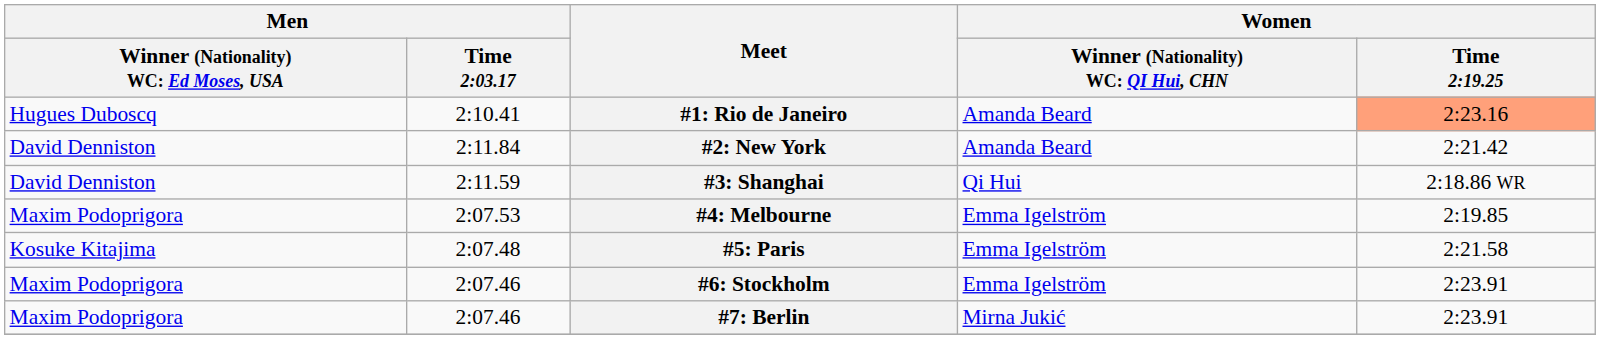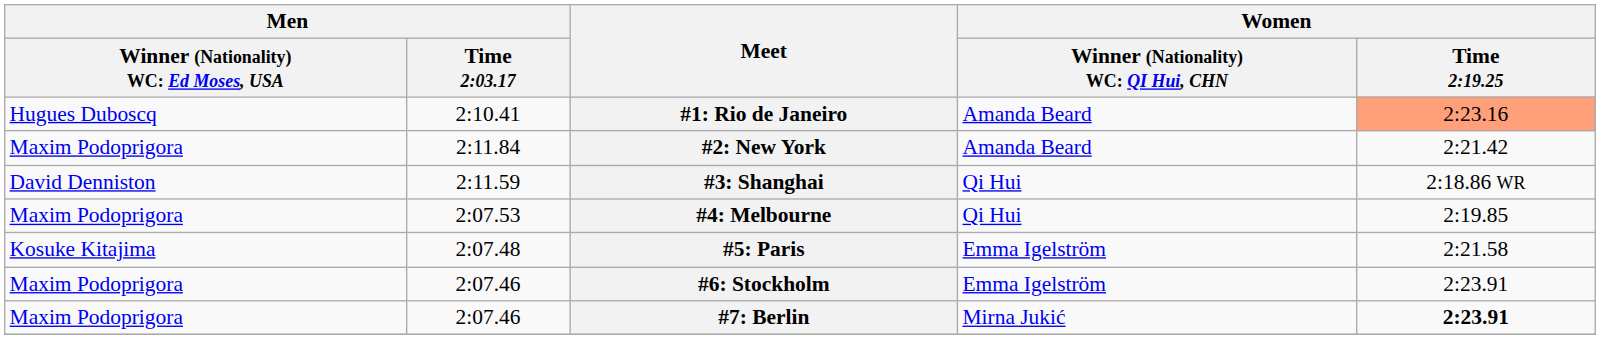(83, 147) David Denniston -> (96, 147) Maxim Podoprigora
(1034, 215) Emma Igelström -> (992, 215) Qi Hui
(1476, 317) normal -> (1476, 317) bold
